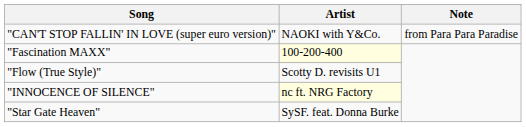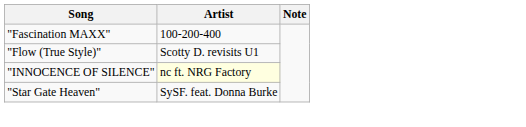- row: (142, 34)
(312, 53) lightyellow background -> (190, 34) no background
